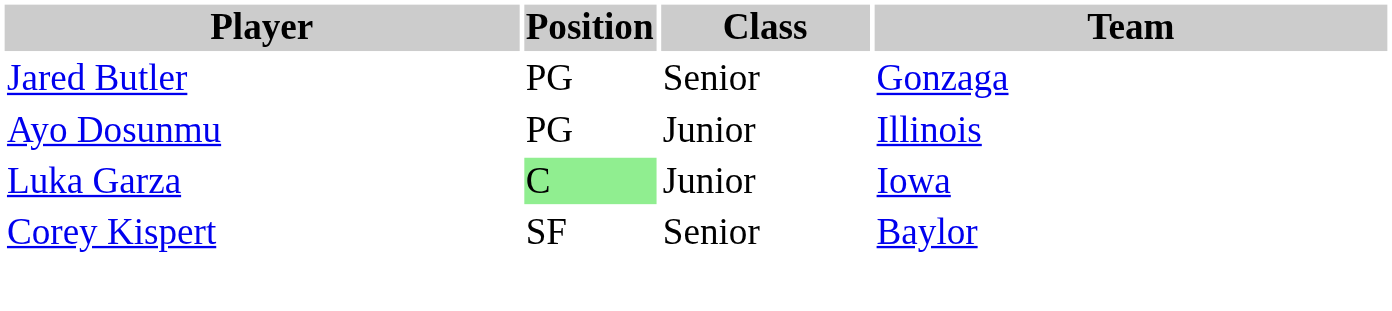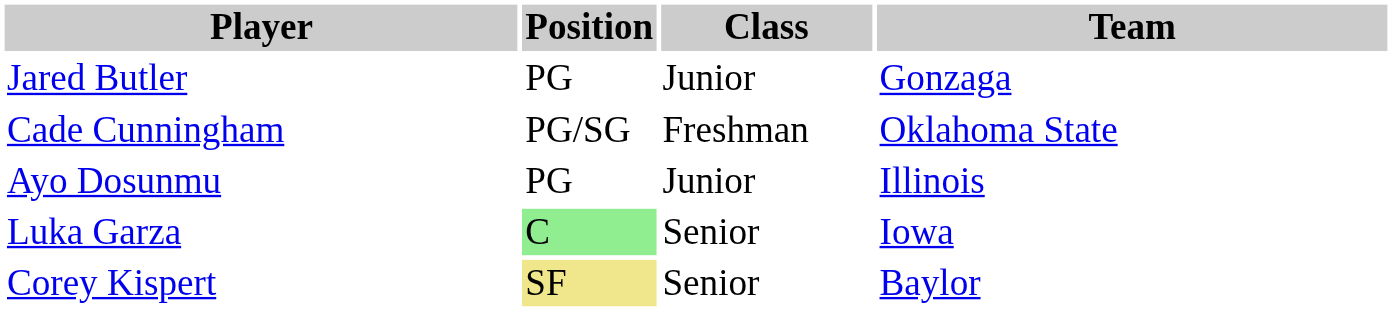(711, 78) Senior -> (709, 78) Junior
+ row: (146, 129)
(709, 180) Junior -> (711, 231) Senior
(546, 231) no background -> (546, 282) khaki background
